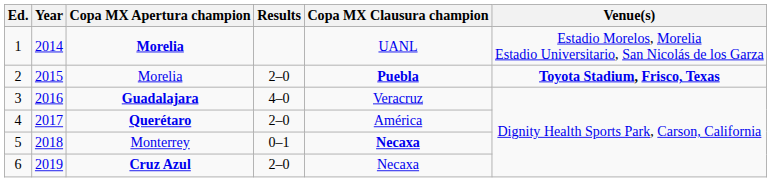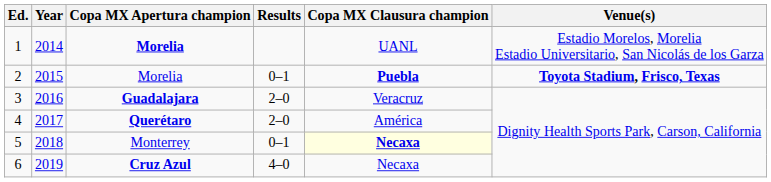(279, 76) 2–0 -> (279, 76) 0–1
(279, 98) 4–0 -> (279, 98) 2–0
(398, 143) no background -> (398, 143) lightyellow background
(279, 165) 2–0 -> (279, 165) 4–0
